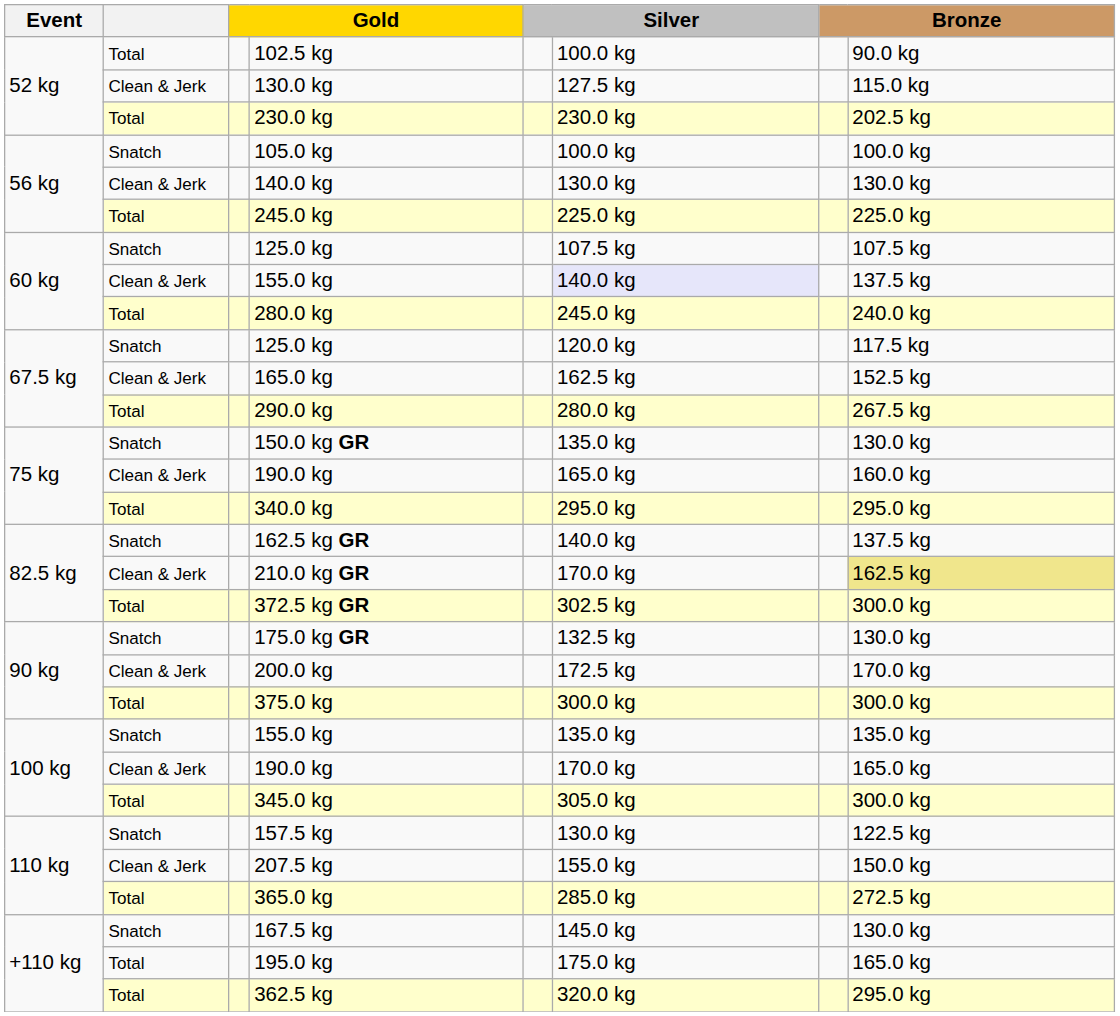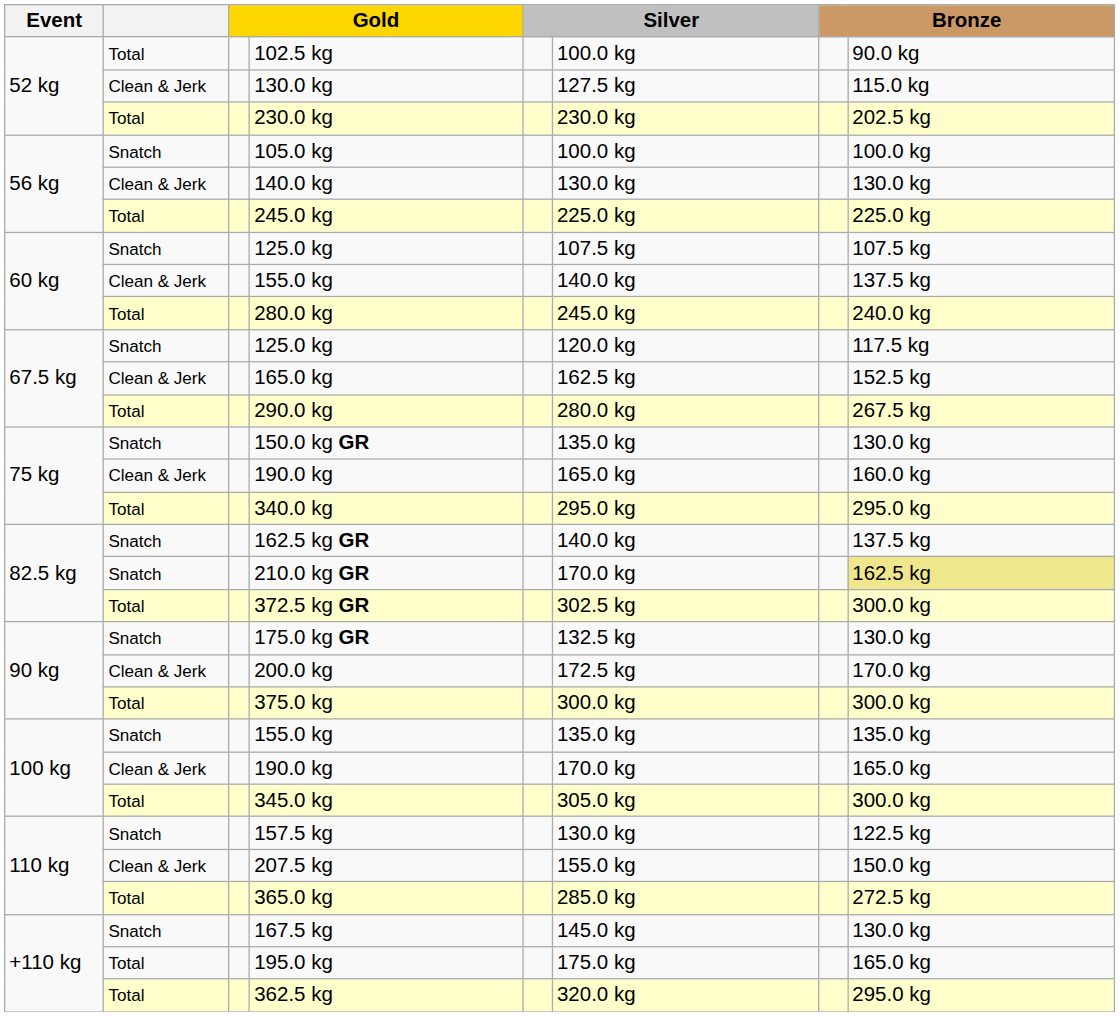(596, 280) lavender background -> (596, 280) no background
(157, 574) Clean & Jerk -> (135, 574) Snatch
